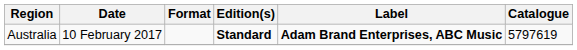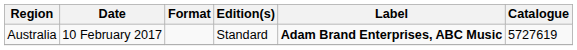(244, 34) bold -> (242, 34) normal
(533, 34) 5797619 -> (533, 34) 5727619
